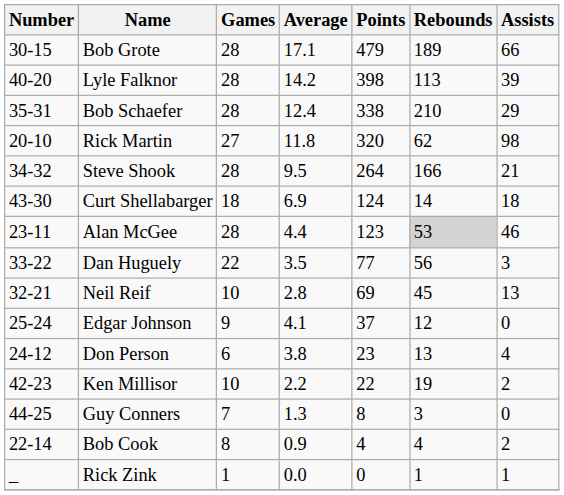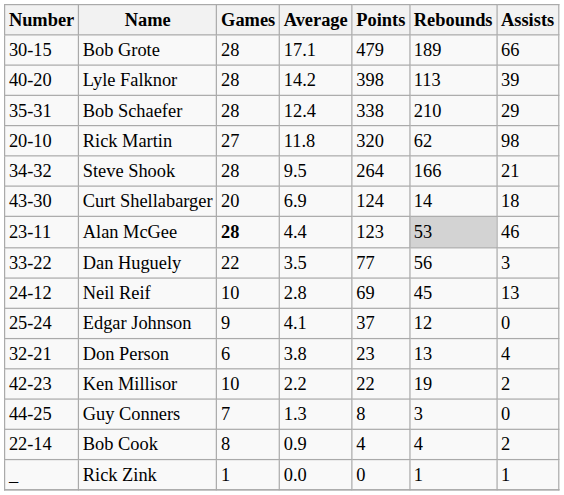(230, 201) 18 -> (230, 201) 20
(230, 232) normal -> (230, 232) bold
(30, 292) 32-21 -> (30, 292) 24-12
(30, 353) 24-12 -> (30, 353) 32-21
